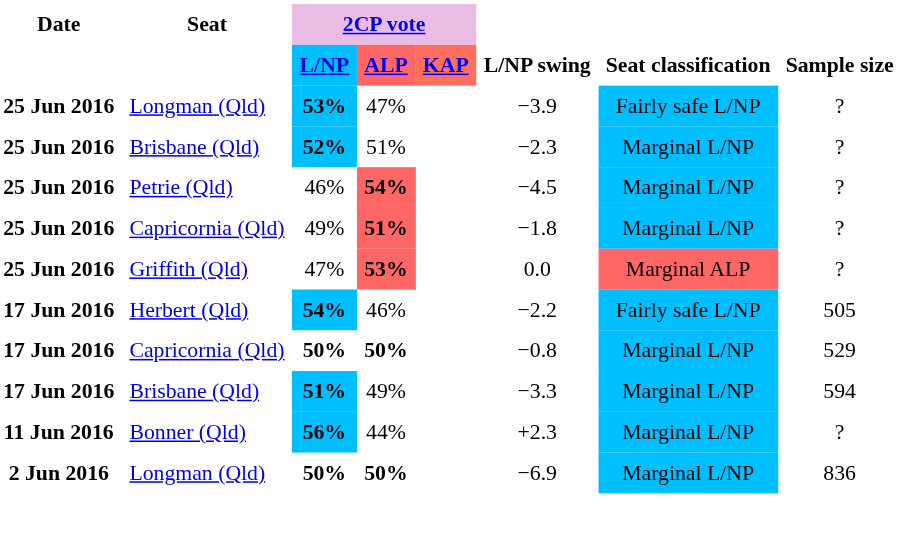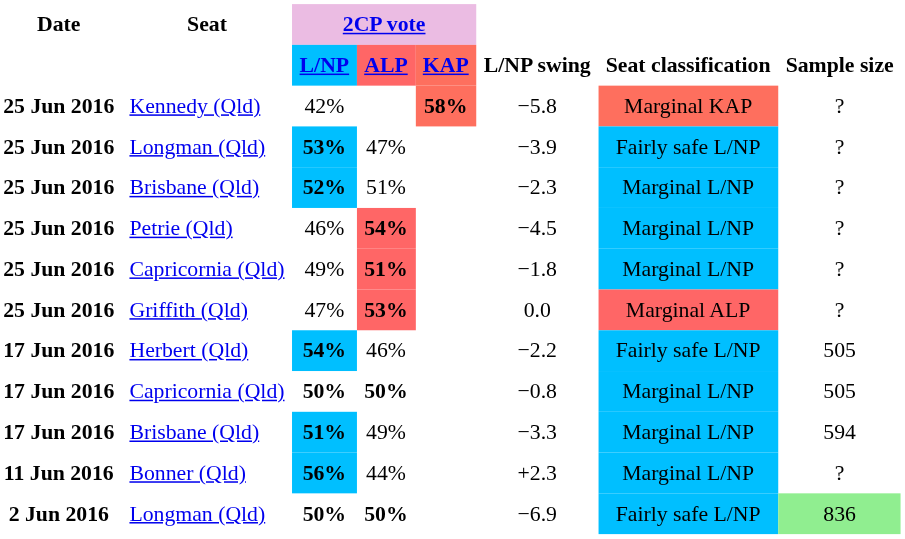+ row: (195, 105)
(840, 350) 529 -> (840, 391) 505
(688, 472) Marginal L/NP -> (688, 513) Fairly safe L/NP
(840, 472) no background -> (840, 513) lightgreen background
